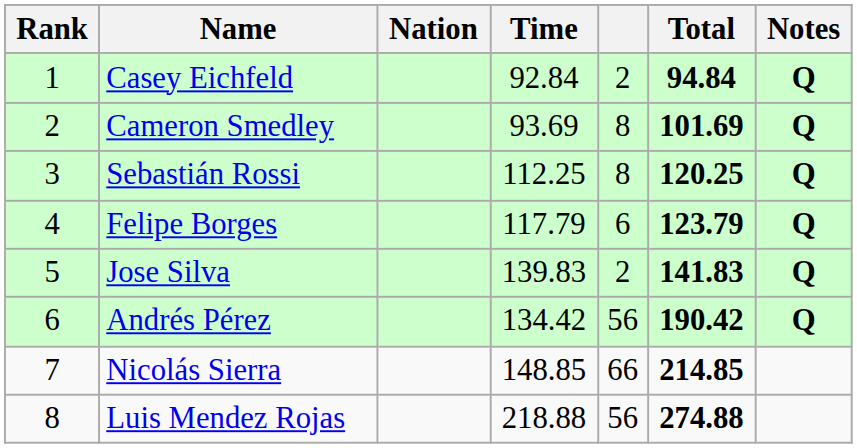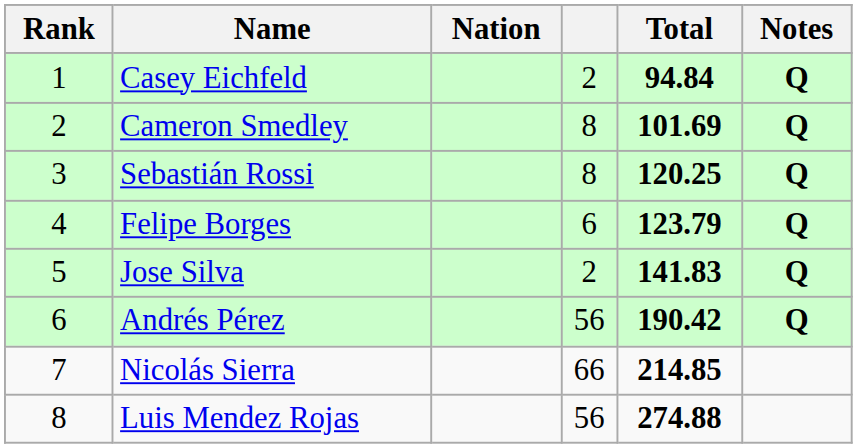- column: (544, 28)
